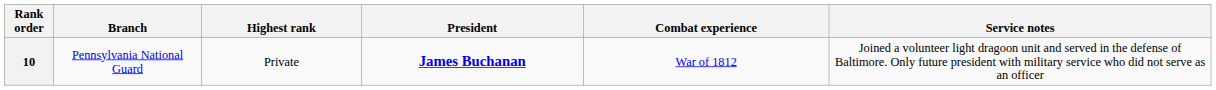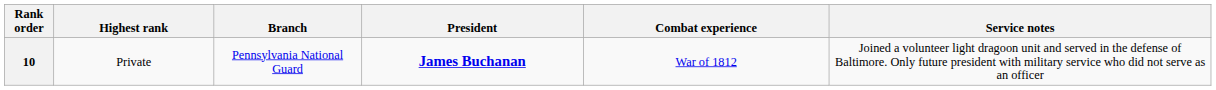columns swapped: (281, 28) <-> (127, 28)
